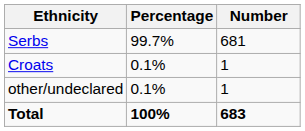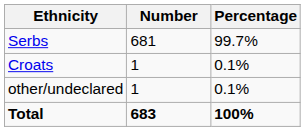columns swapped: (259, 16) <-> (172, 16)
